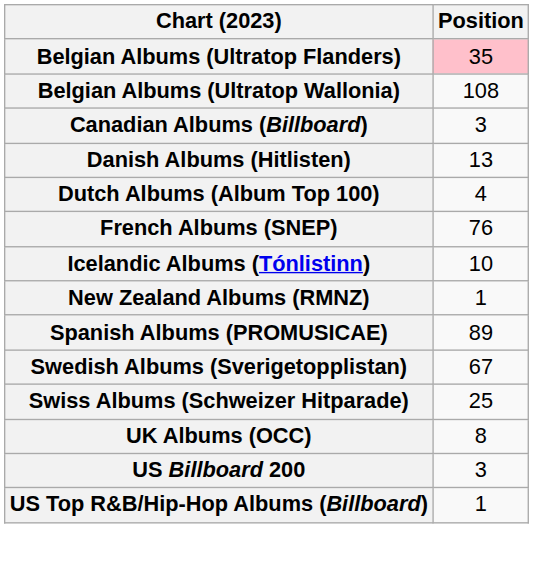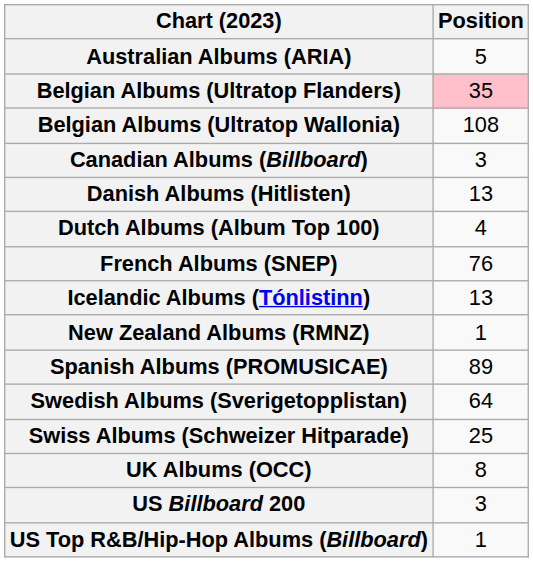+ row: (219, 56)
(481, 263) 10 -> (481, 297) 13
(481, 366) 67 -> (481, 401) 64
